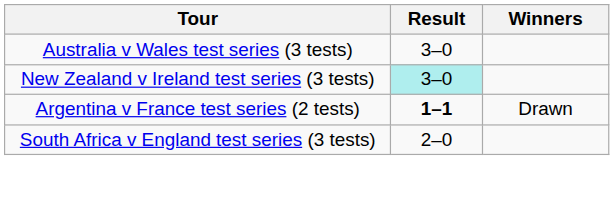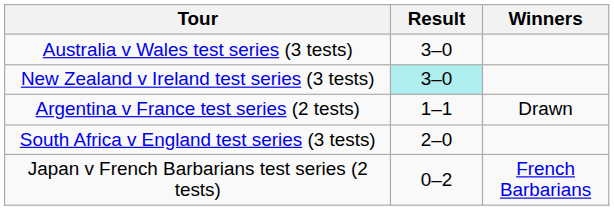(437, 109) bold -> (437, 109) normal
+ row: (198, 179)
